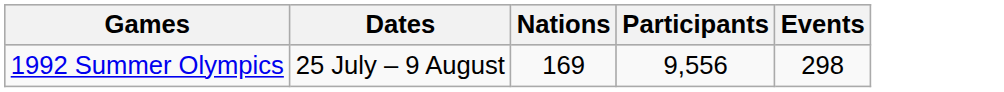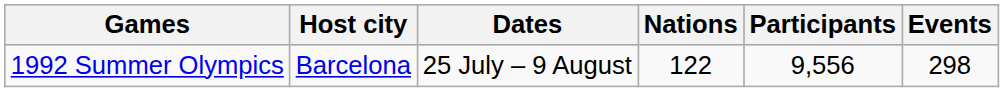+ column: (353, 24)
(564, 65) 169 -> (691, 65) 122
